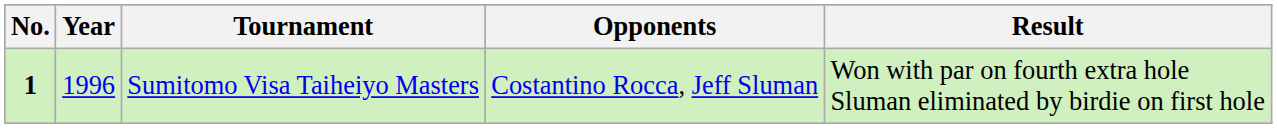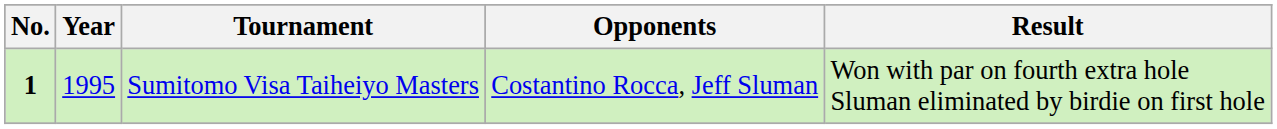(89, 85) 1996 -> (89, 85) 1995
